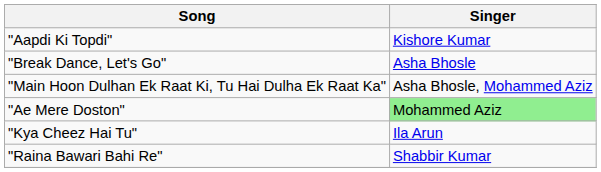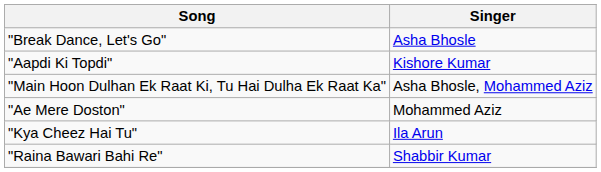rows swapped: (60, 40) <-> (87, 63)
(447, 110) lightgreen background -> (447, 110) no background
